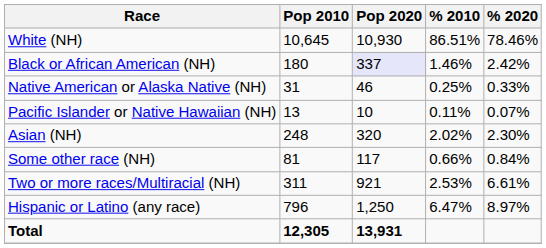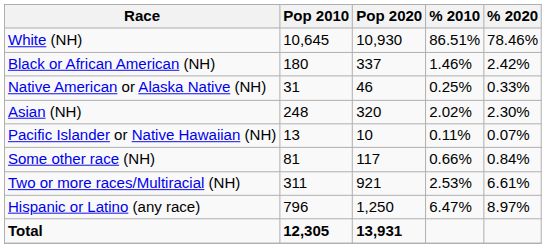(369, 64) lavender background -> (369, 64) no background
rows swapped: (45, 135) <-> (142, 111)
